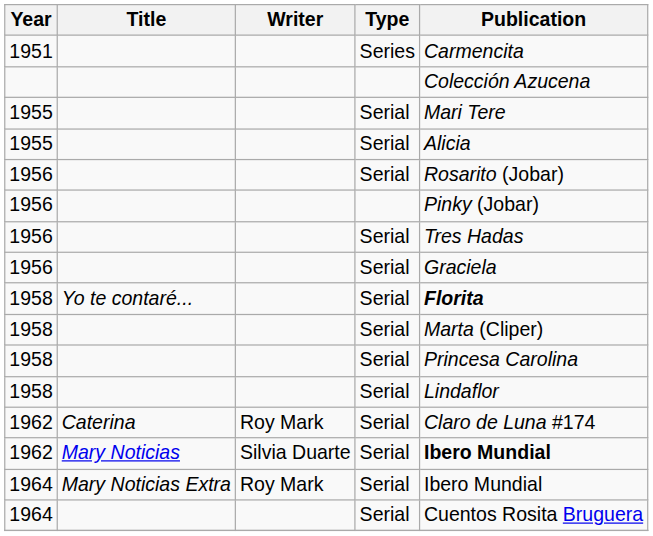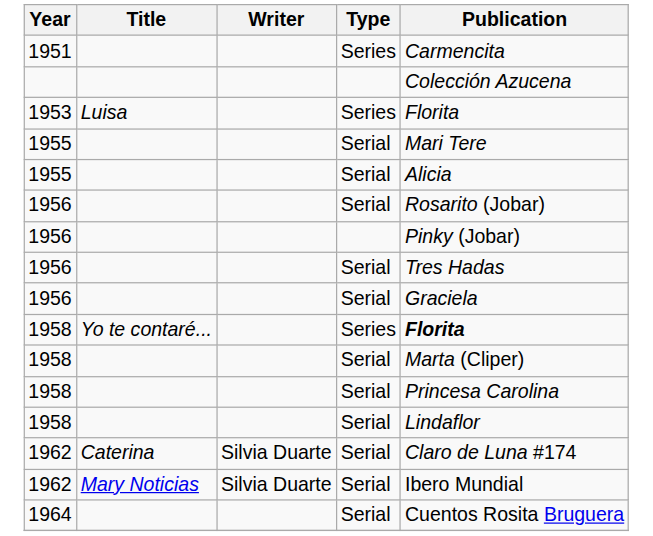+ row: (50, 112)
(385, 298) Serial -> (368, 329) Series
(282, 422) Roy Mark -> (276, 453) Silvia Duarte
(487, 453) bold -> (464, 484) normal
- row: (31, 484)
